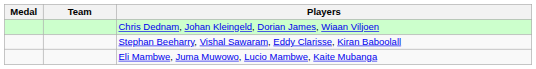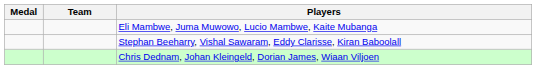rows swapped: (249, 27) <-> (248, 57)
